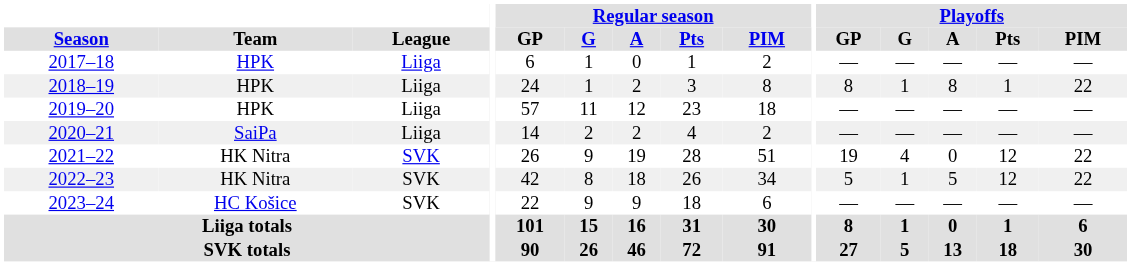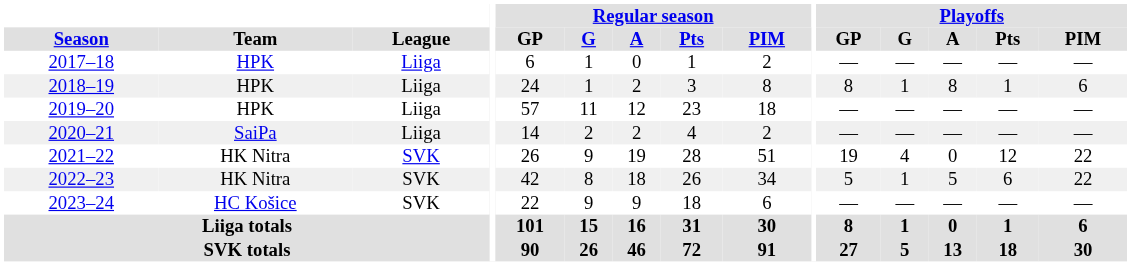(1083, 85) 22 -> (1083, 85) 6
(1008, 179) 12 -> (1008, 179) 6
